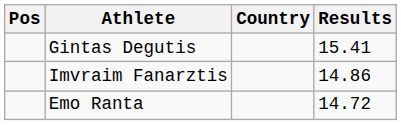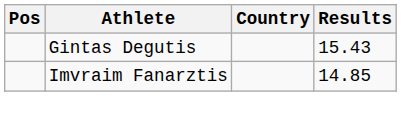(345, 48) 15.41 -> (345, 48) 15.43
(345, 76) 14.86 -> (345, 76) 14.85
- row: (96, 105)
